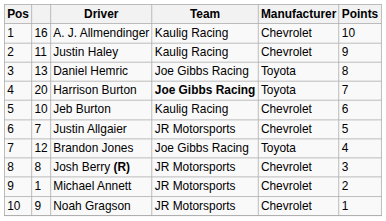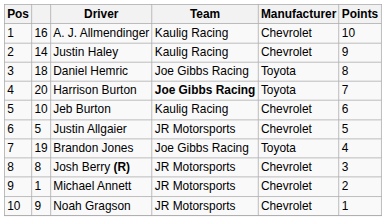(41, 52) 11 -> (41, 52) 14
(41, 71) 13 -> (41, 71) 18
(38, 128) 7 -> (38, 128) 5
(41, 148) 12 -> (41, 148) 19
